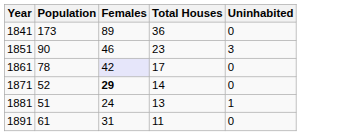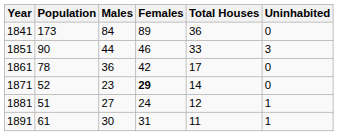+ column: (117, 13)
(158, 49) 23 -> (195, 49) 33
(108, 67) lavender background -> (145, 67) no background
(158, 103) 13 -> (195, 103) 12
(231, 121) 0 -> (268, 121) 1
